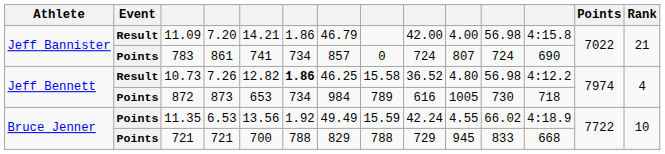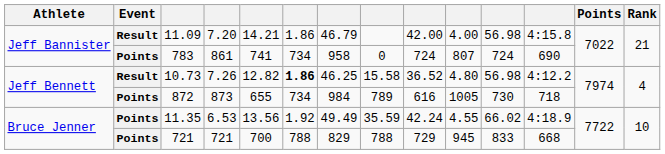(339, 56) 857 -> (339, 56) 958
(261, 97) 653 -> (261, 97) 655
(382, 118) 15.59 -> (382, 118) 35.59
